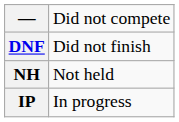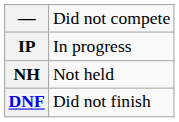rows swapped: (27, 46) <-> (27, 102)
